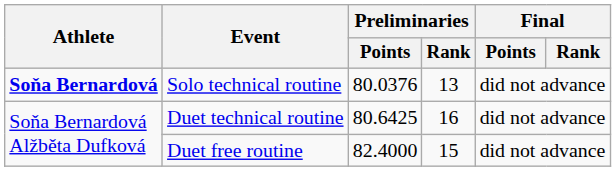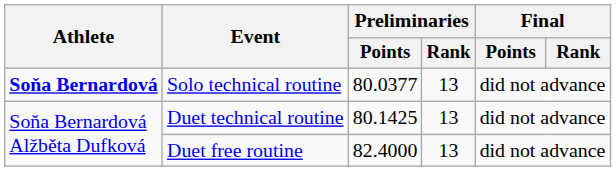(385, 85) 80.0376 -> (385, 85) 80.0377
(385, 117) 80.6425 -> (385, 117) 80.1425
(449, 117) 16 -> (449, 117) 13
(449, 150) 15 -> (449, 150) 13
